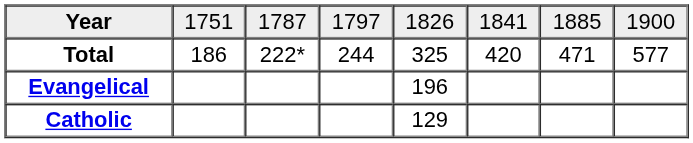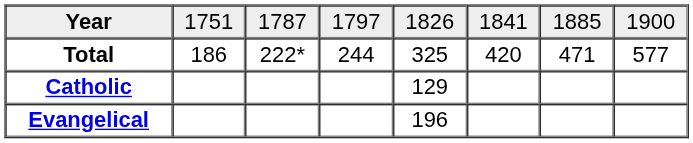rows swapped: (89, 120) <-> (89, 87)
